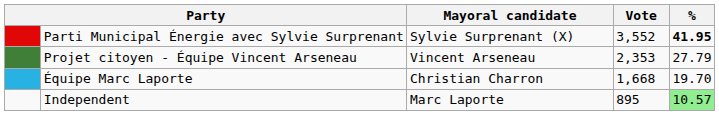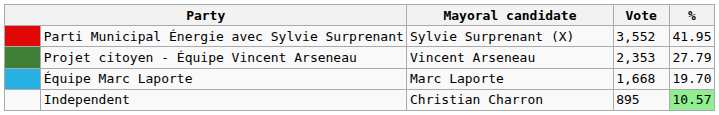(692, 36) bold -> (692, 36) normal
(477, 79) Christian Charron -> (457, 79) Marc Laporte
(457, 100) Marc Laporte -> (477, 100) Christian Charron
